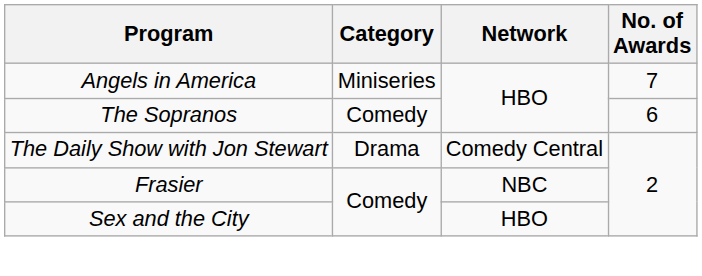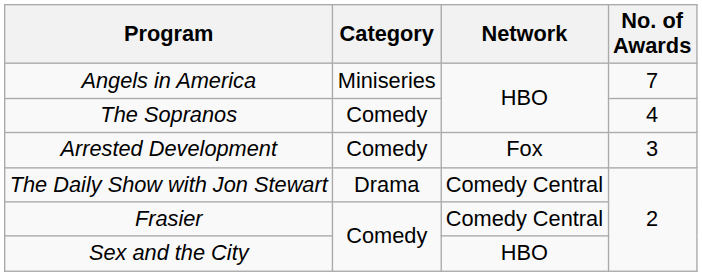(652, 115) 6 -> (652, 115) 4
+ row: (169, 149)
(524, 184) NBC -> (524, 218) Comedy Central
